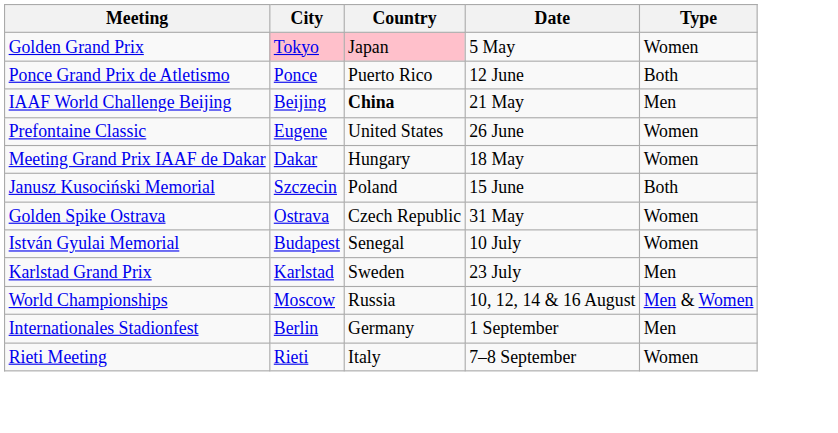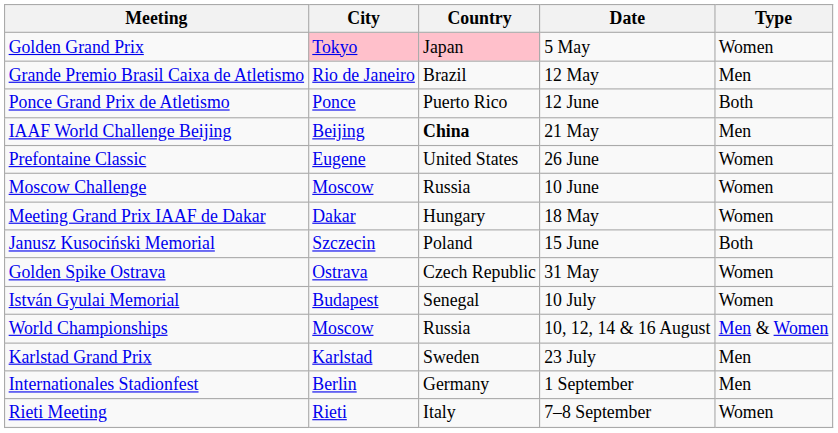+ row: (156, 74)
+ row: (77, 187)
rows swapped: (80, 272) <-> (88, 300)
